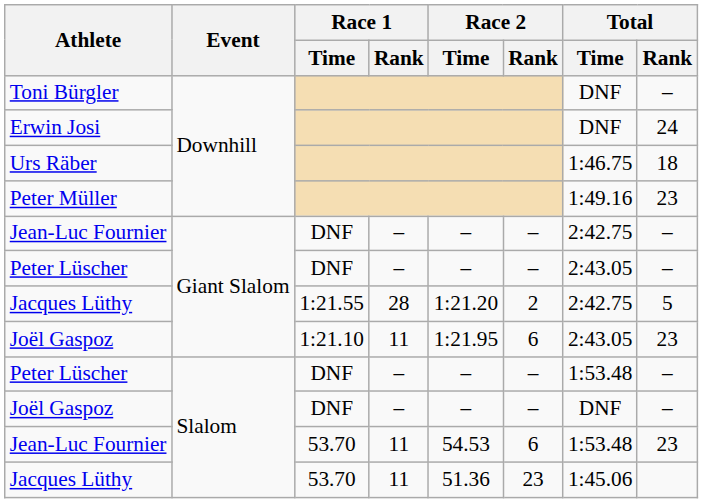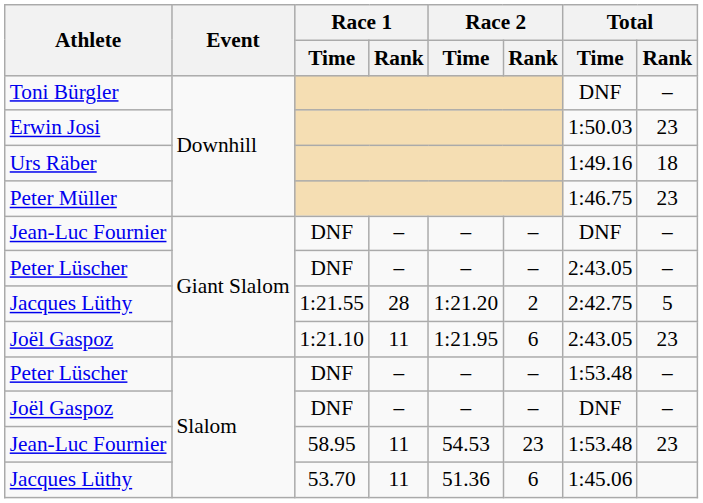(600, 127) DNF -> (600, 127) 1:50.03
(667, 127) 24 -> (667, 127) 23
(600, 163) 1:46.75 -> (600, 163) 1:49.16
(600, 198) 1:49.16 -> (600, 198) 1:46.75
(600, 233) 2:42.75 -> (600, 233) DNF
(332, 444) 53.70 -> (332, 444) 58.95
(533, 444) 6 -> (533, 444) 23
(533, 479) 23 -> (533, 479) 6
